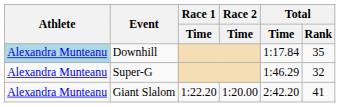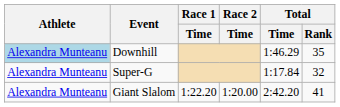(281, 53) 1:17.84 -> (281, 53) 1:46.29
(281, 73) 1:46.29 -> (281, 73) 1:17.84
